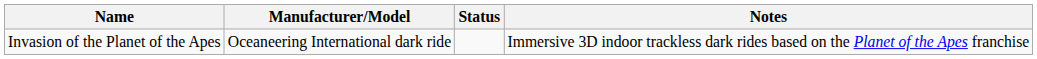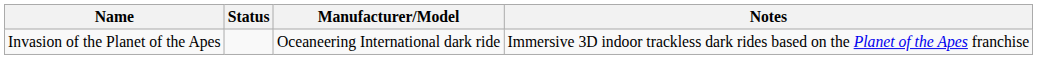columns swapped: (479, 16) <-> (339, 16)
